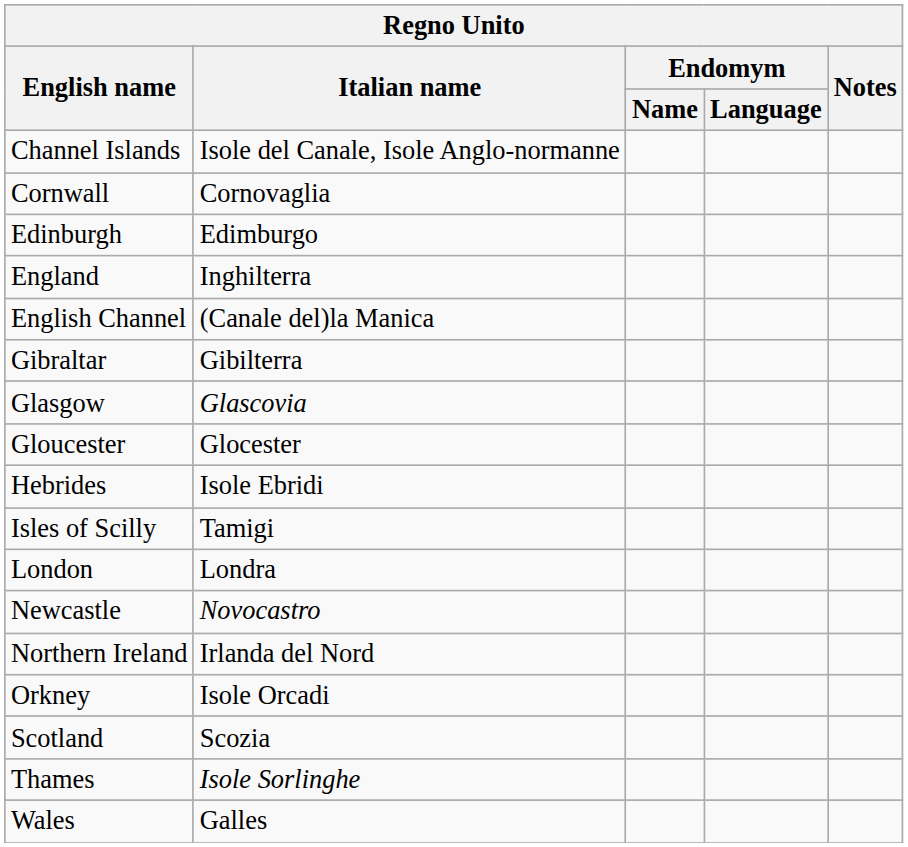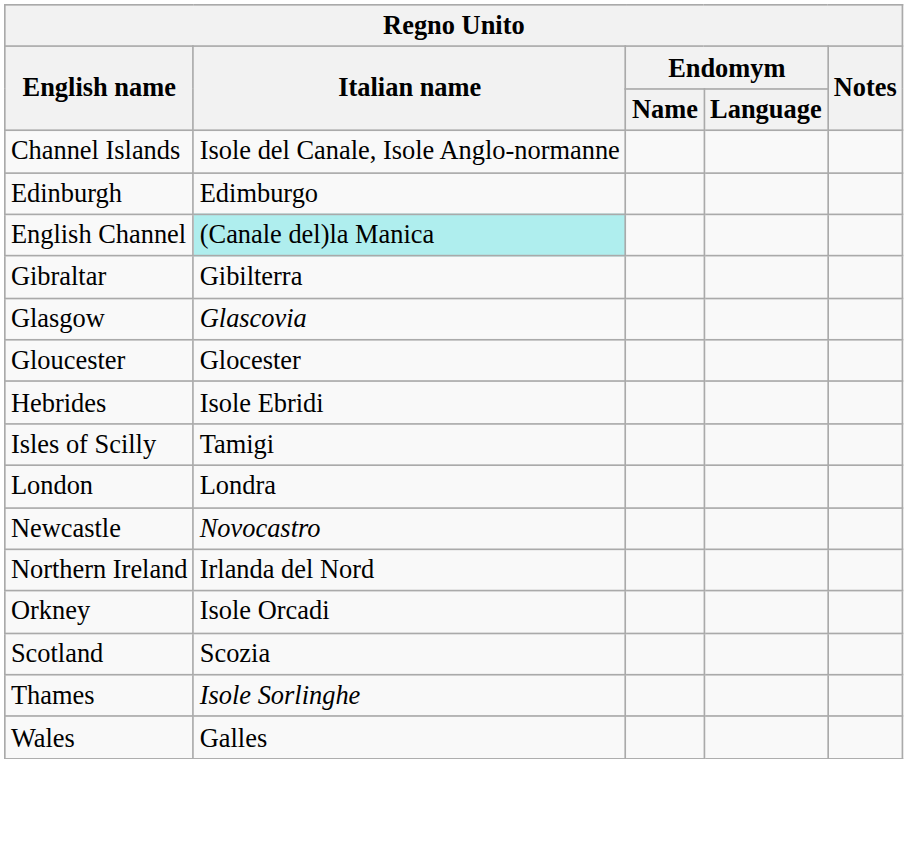- row: (60, 192)
- row: (55, 276)
(317, 318) no background -> (317, 234) paleturquoise background
